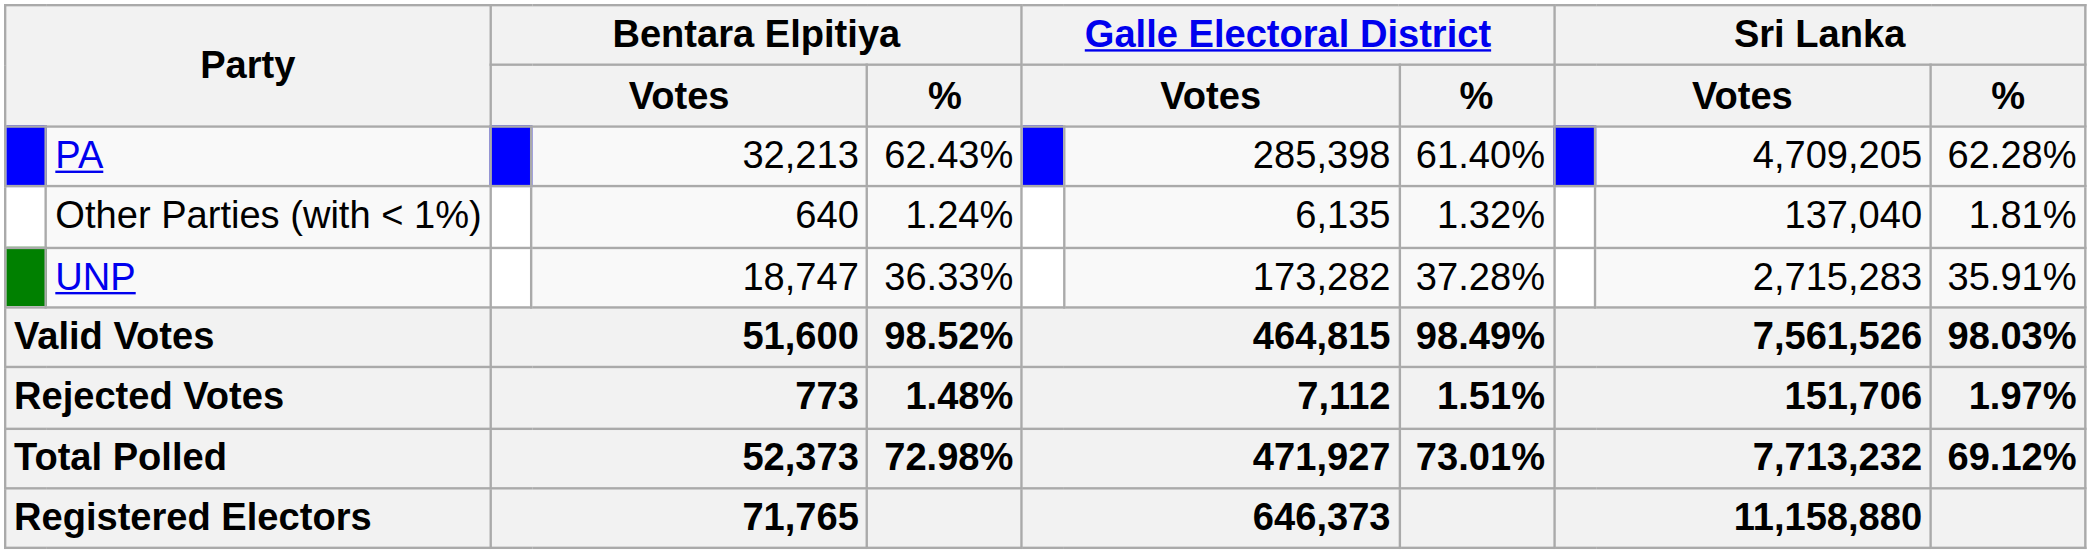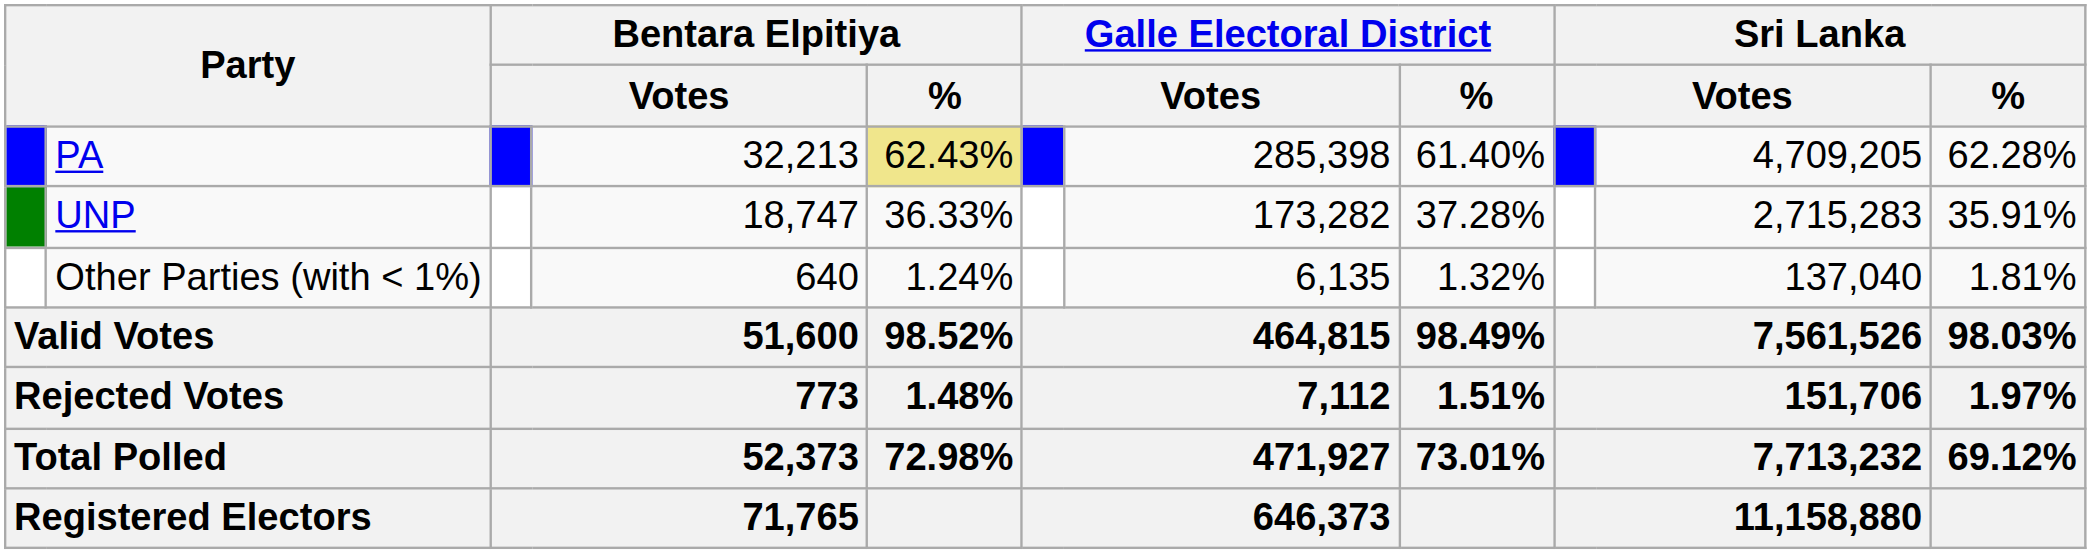(949, 155) no background -> (949, 155) khaki background
rows swapped: (96, 276) <-> (269, 215)
